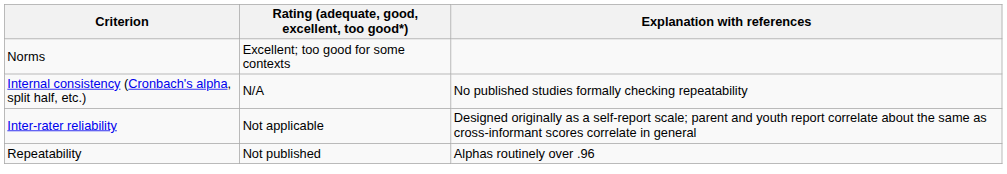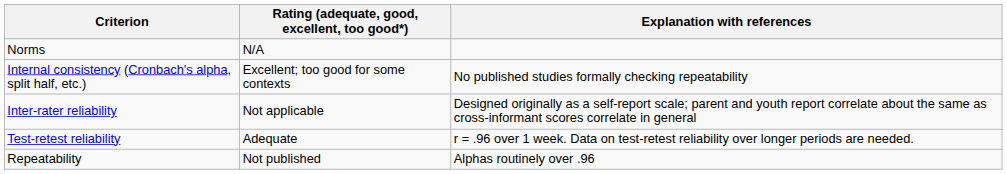(324, 56) Excellent; too good for some contexts -> (253, 49) N/A
(253, 91) N/A -> (324, 76) Excellent; too good for some contexts
+ row: (64, 139)
